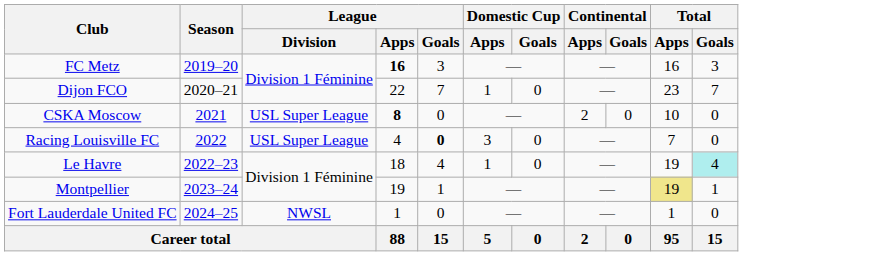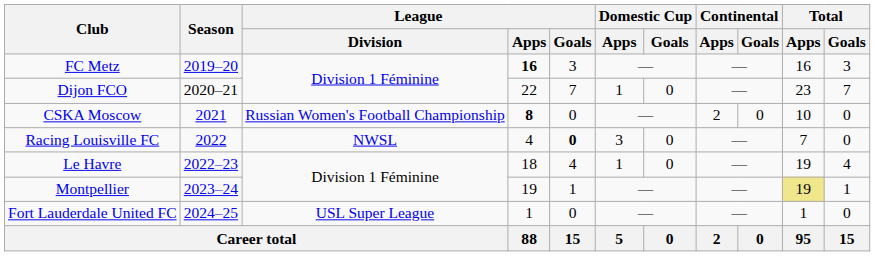(309, 115) USL Super League -> (375, 115) Russian Women's Football Championship
(309, 139) USL Super League -> (375, 139) NWSL
(715, 164) paleturquoise background -> (847, 164) no background
(309, 213) NWSL -> (375, 213) USL Super League
